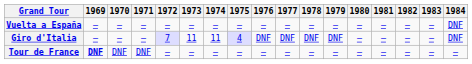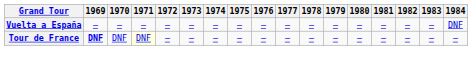- row: (44, 38)
(143, 52) no background -> (143, 38) lightyellow background
